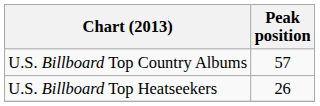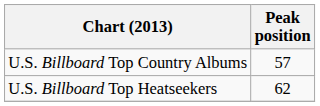(283, 88) 26 -> (283, 88) 62
